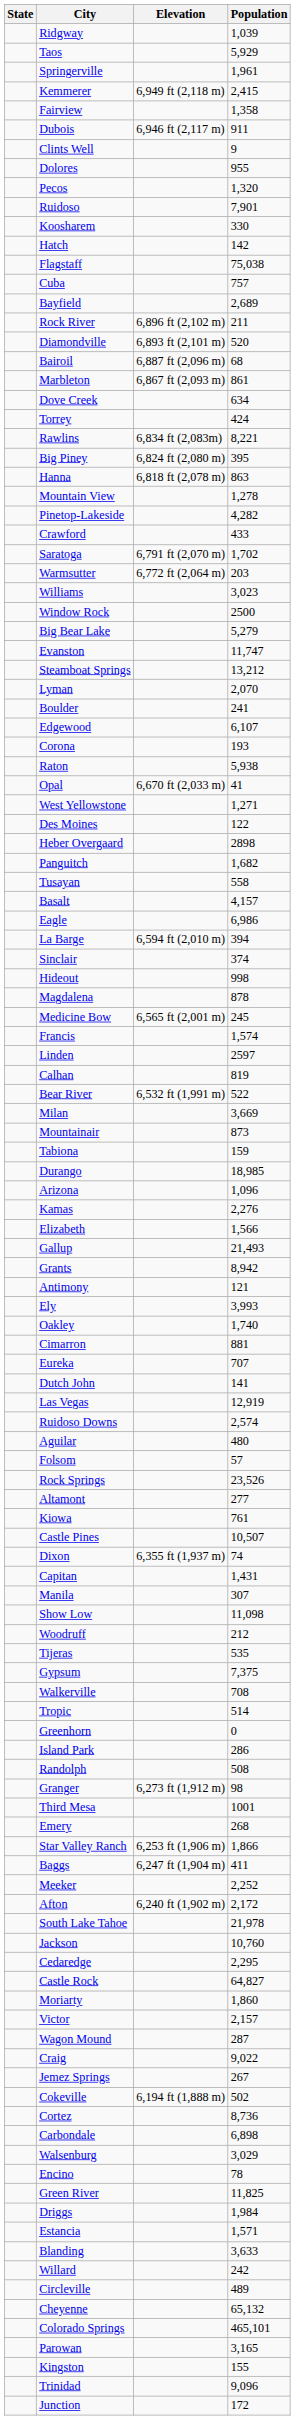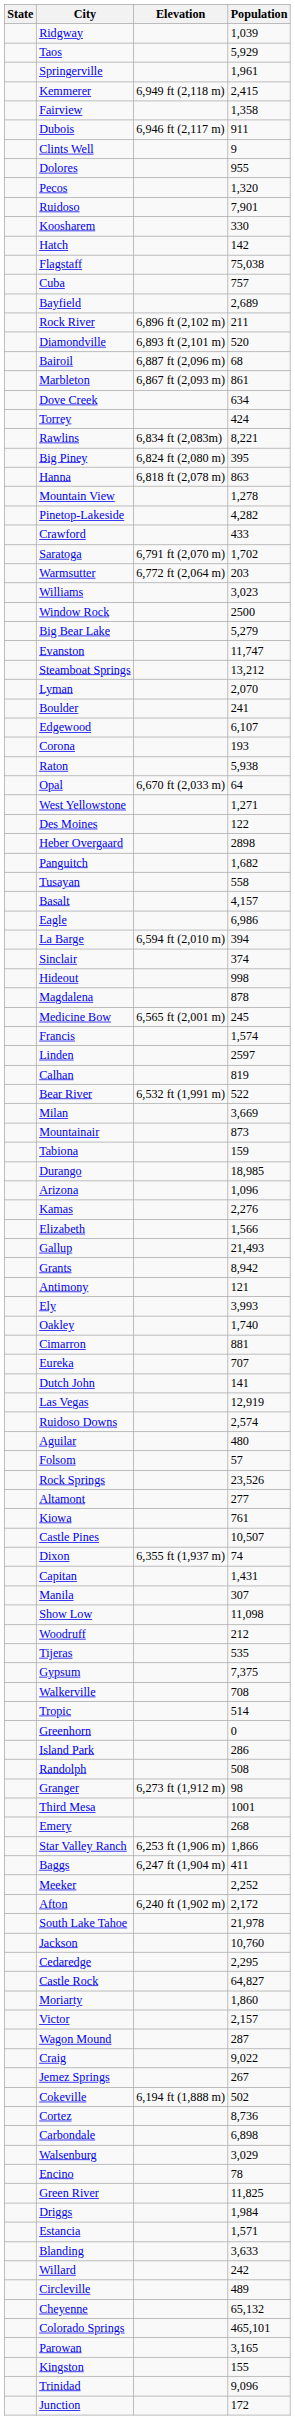(237, 785) 41 -> (237, 785) 64
